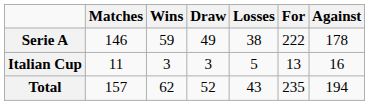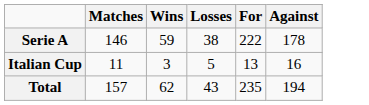- column: (208, 16)
